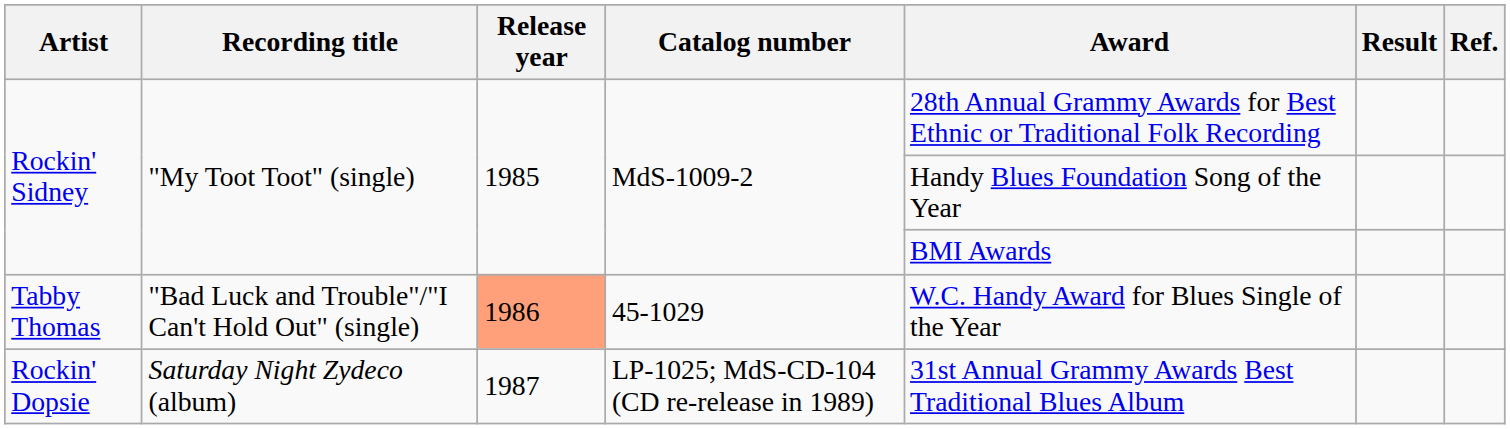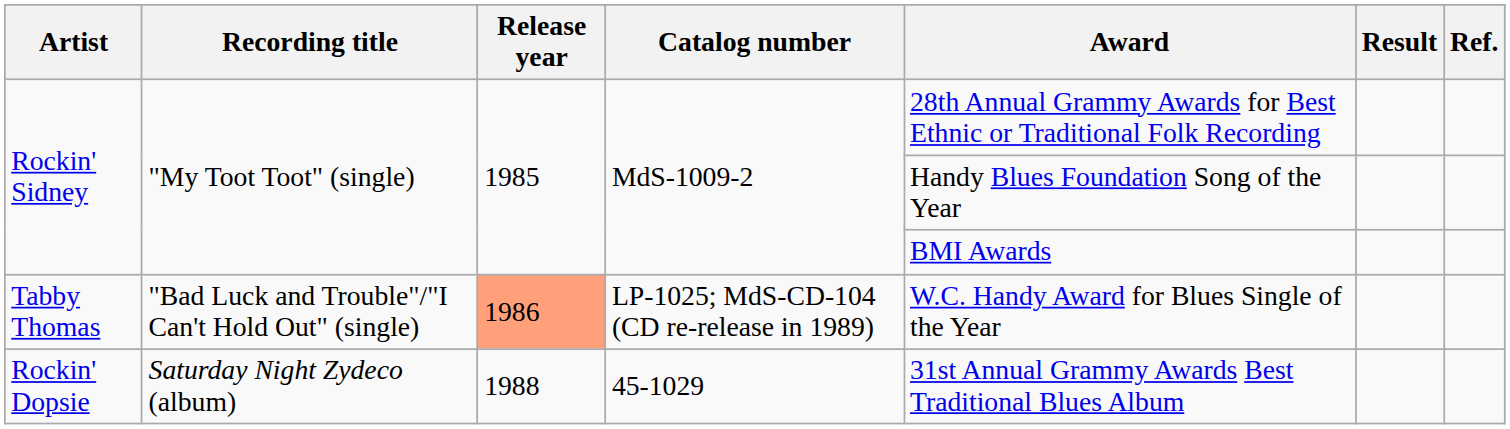(658, 311) 45-1029 -> (744, 311) LP-1025; MdS-CD-104 (CD re-release in 1989)
(512, 386) 1987 -> (512, 386) 1988
(744, 386) LP-1025; MdS-CD-104 (CD re-release in 1989) -> (658, 386) 45-1029
